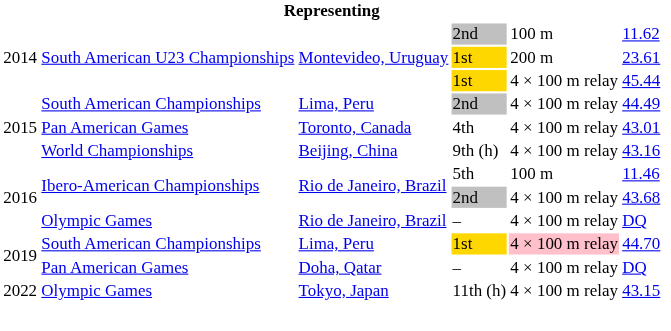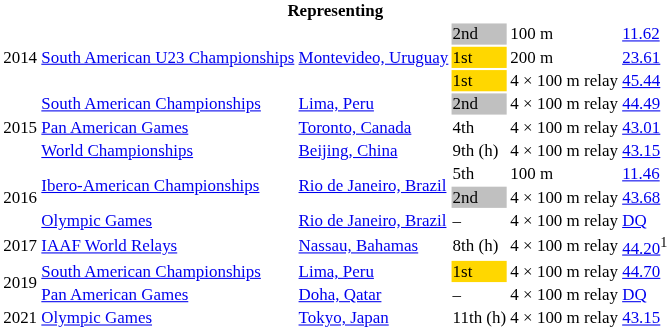(641, 150) 43.16 -> (641, 150) 43.15
+ row: (358, 246)
(564, 243) pink background -> (564, 271) no background
(20, 290) 2022 -> (20, 318) 2021
